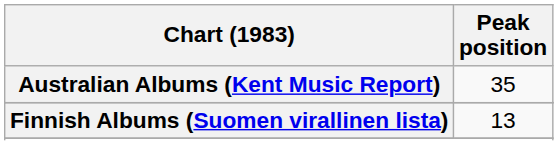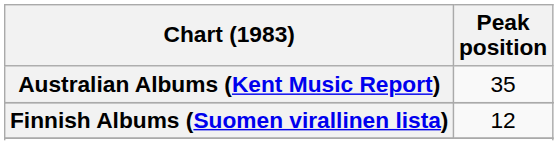(503, 120) 13 -> (503, 120) 12
